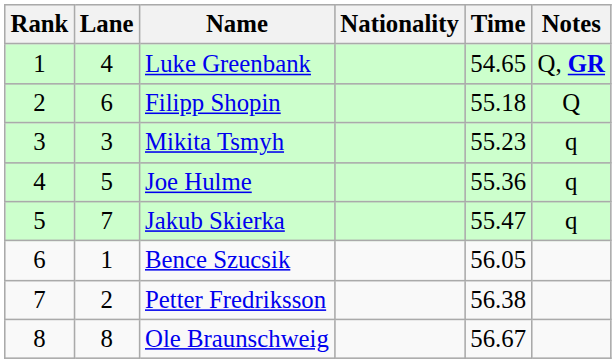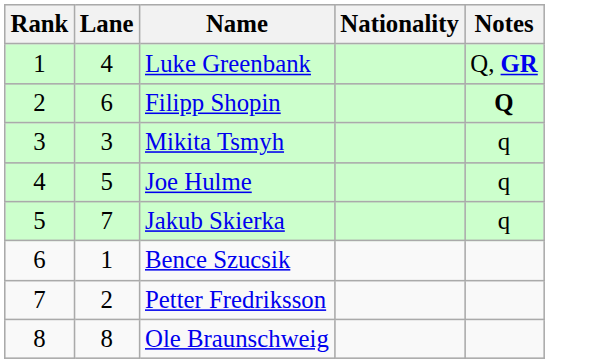- column: (498, 24)
(571, 102) normal -> (504, 102) bold
